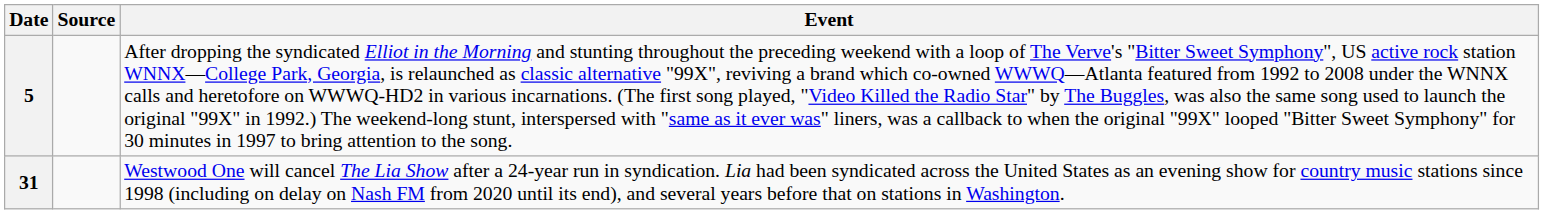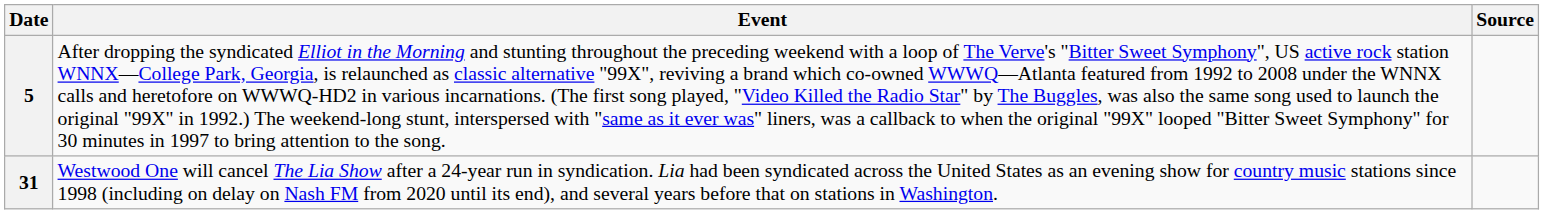columns swapped: (829, 20) <-> (86, 20)
